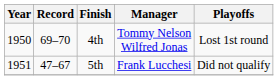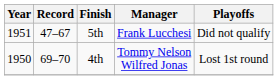rows swapped: (96, 39) <-> (96, 65)
